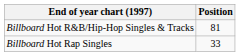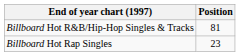(216, 43) 33 -> (216, 43) 23
